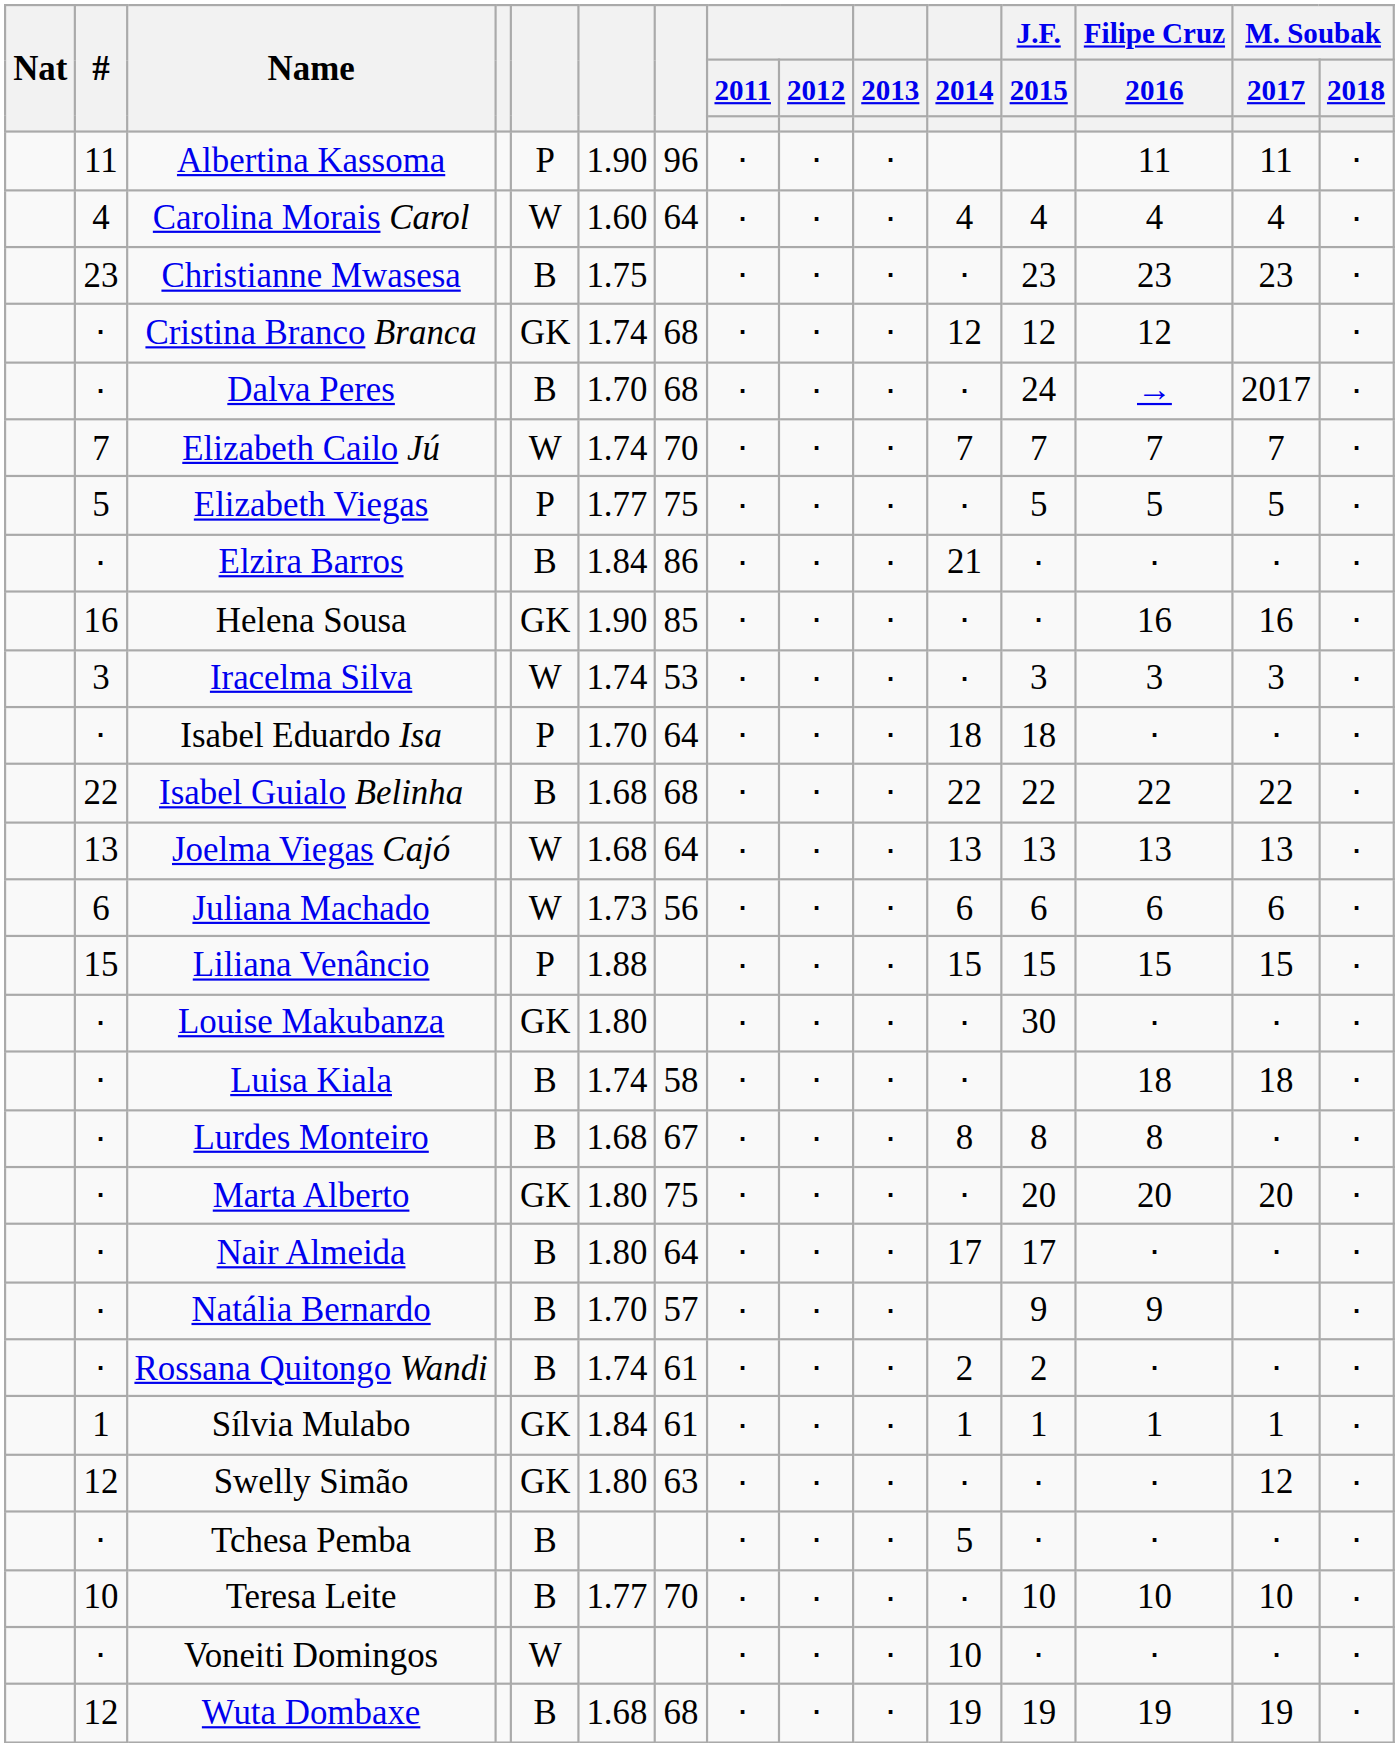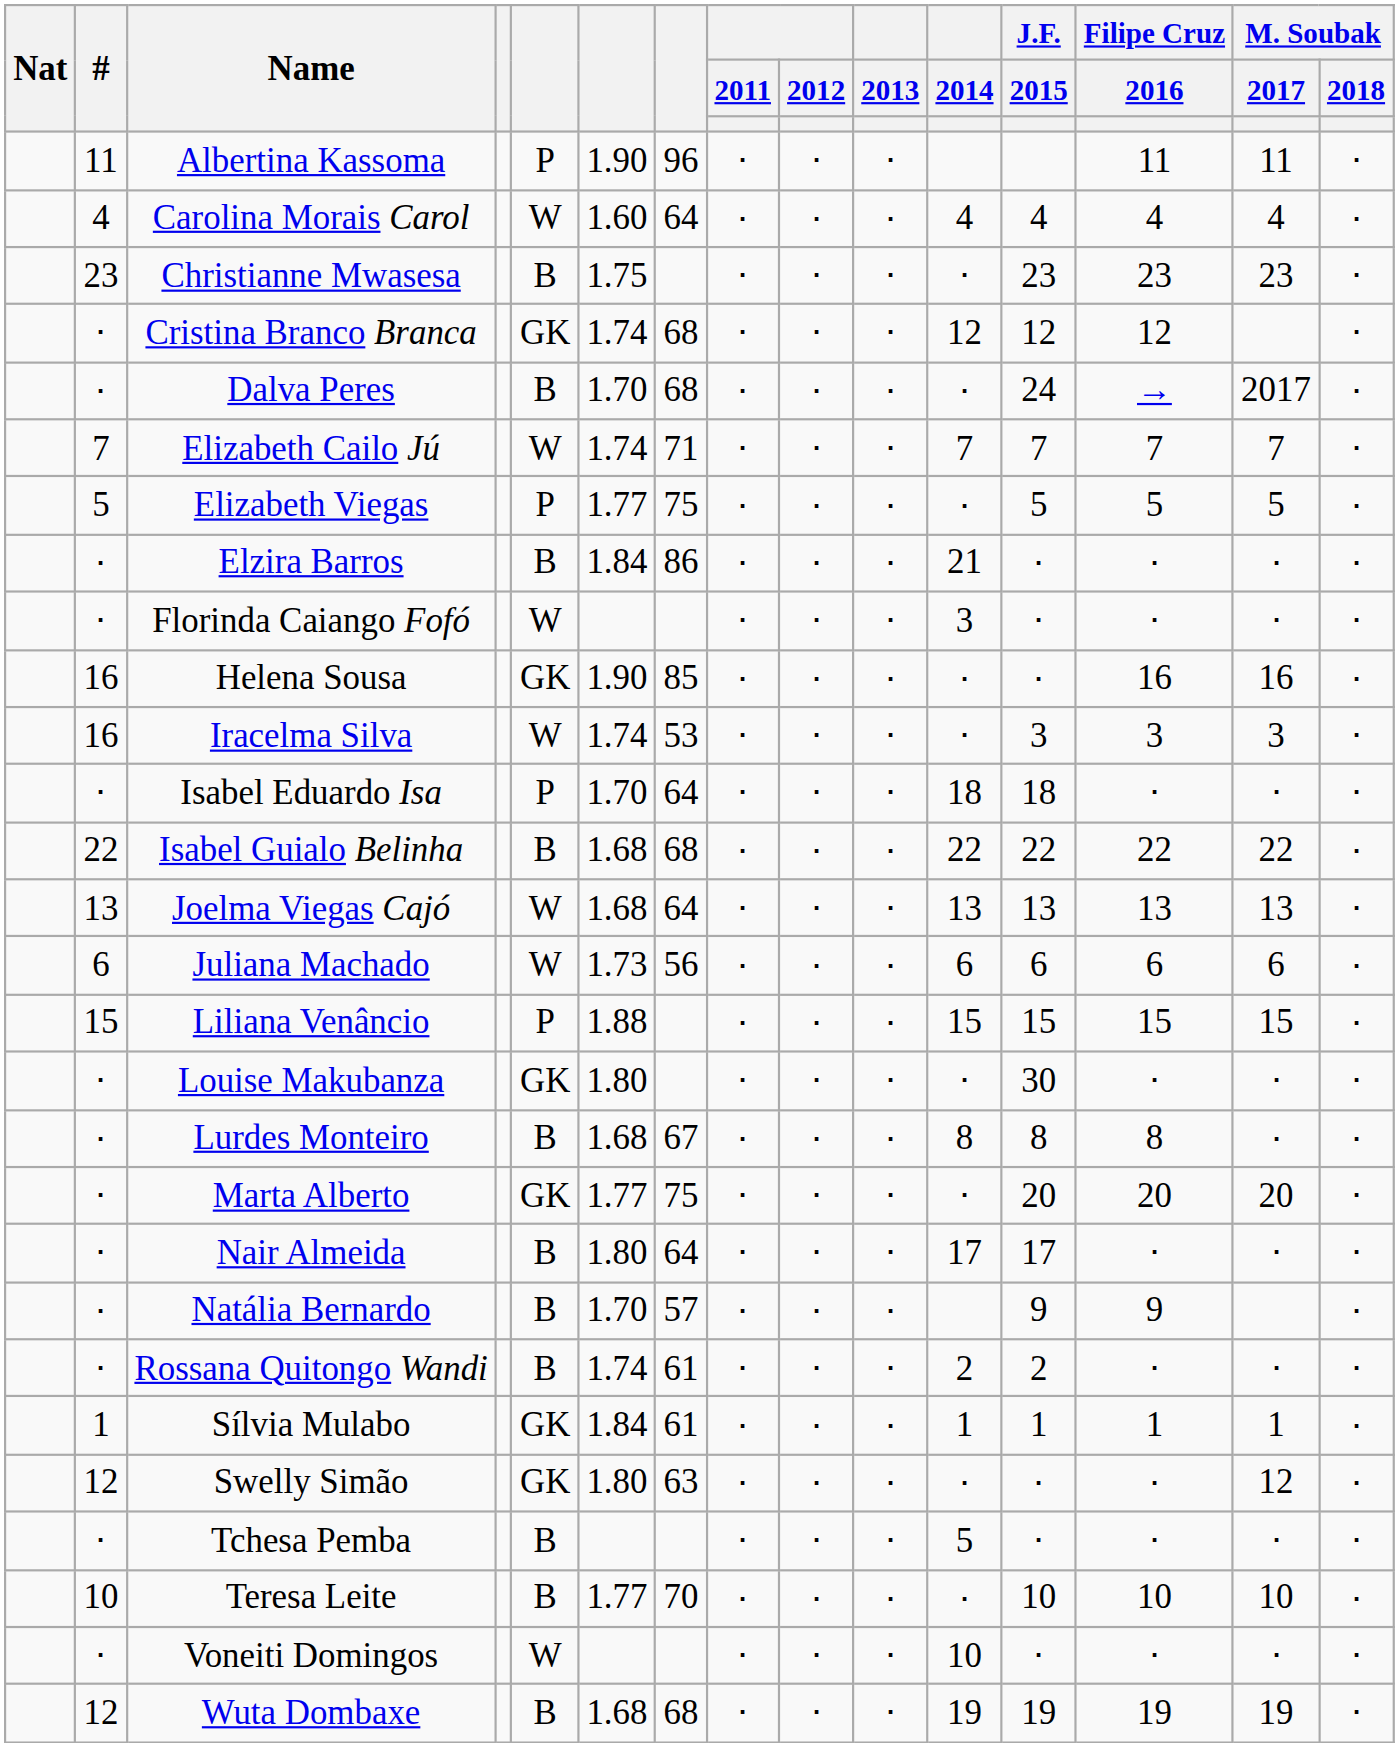(681, 447) 70 -> (681, 447) 71
+ row: (311, 619)
(101, 677) 3 -> (101, 734) 16
- row: (311, 1079)
(617, 1194) 1.80 -> (617, 1194) 1.77
